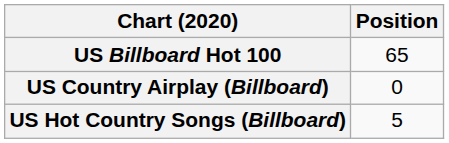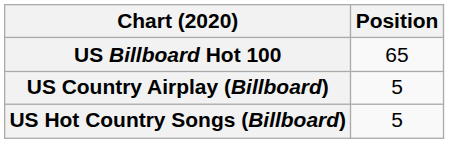(397, 87) 0 -> (397, 87) 5
